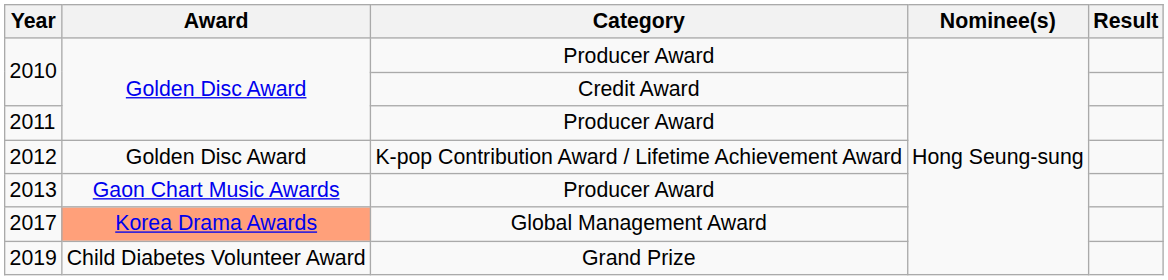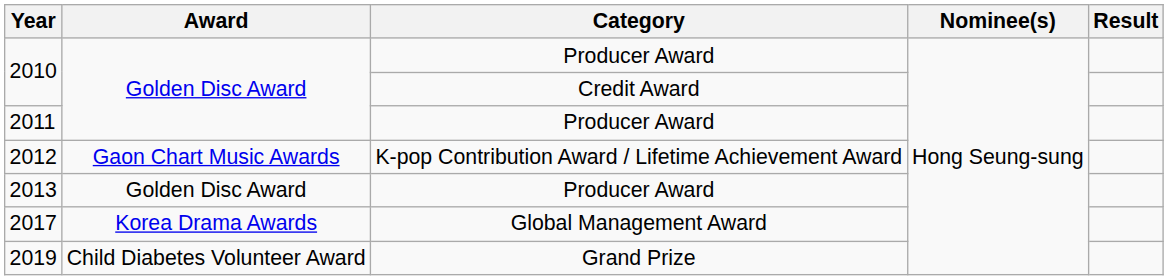(216, 156) Golden Disc Award -> (216, 156) Gaon Chart Music Awards
(216, 190) Gaon Chart Music Awards -> (216, 190) Golden Disc Award
(216, 223) lightsalmon background -> (216, 223) no background
